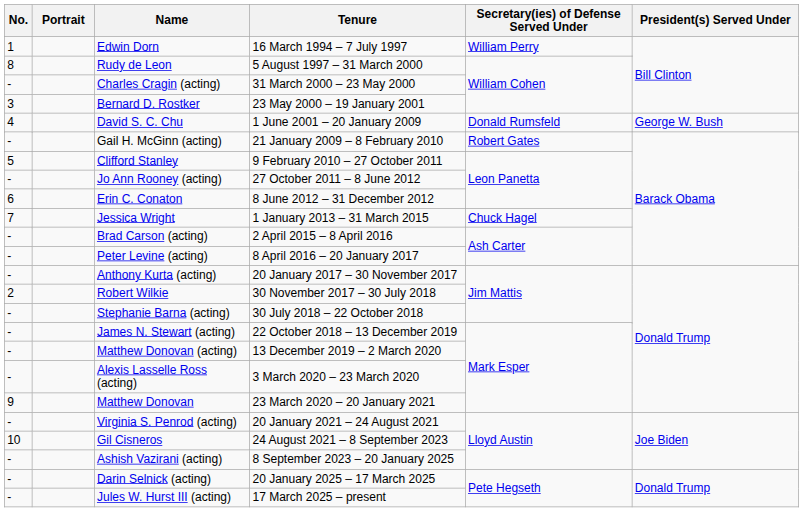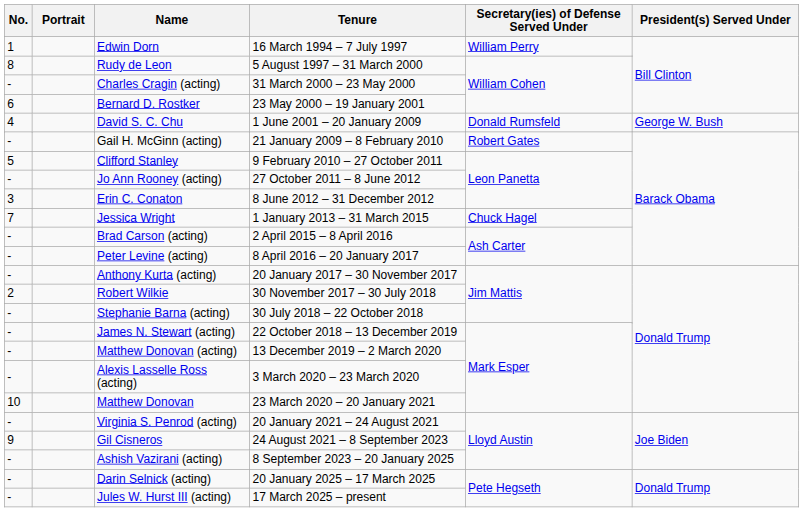(10, 103) 3 -> (10, 103) 6
(10, 198) 6 -> (10, 198) 3
(10, 402) 9 -> (14, 402) 10
(14, 440) 10 -> (10, 440) 9
